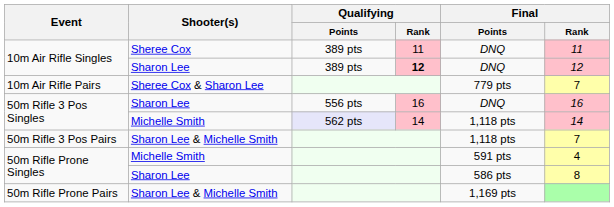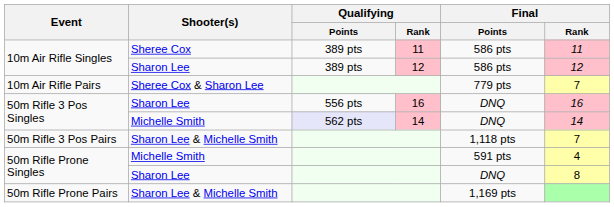(493, 49) DNQ -> (493, 49) 586 pts
(418, 67) bold -> (418, 67) normal
(493, 67) DNQ -> (493, 67) 586 pts
(493, 121) 1,118 pts -> (493, 121) DNQ
(493, 175) 586 pts -> (493, 175) DNQ
